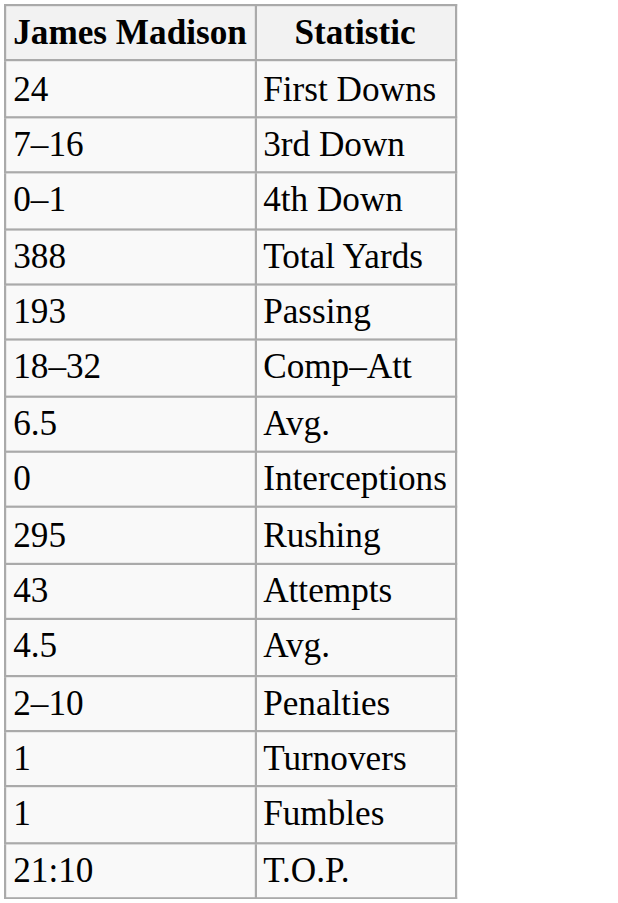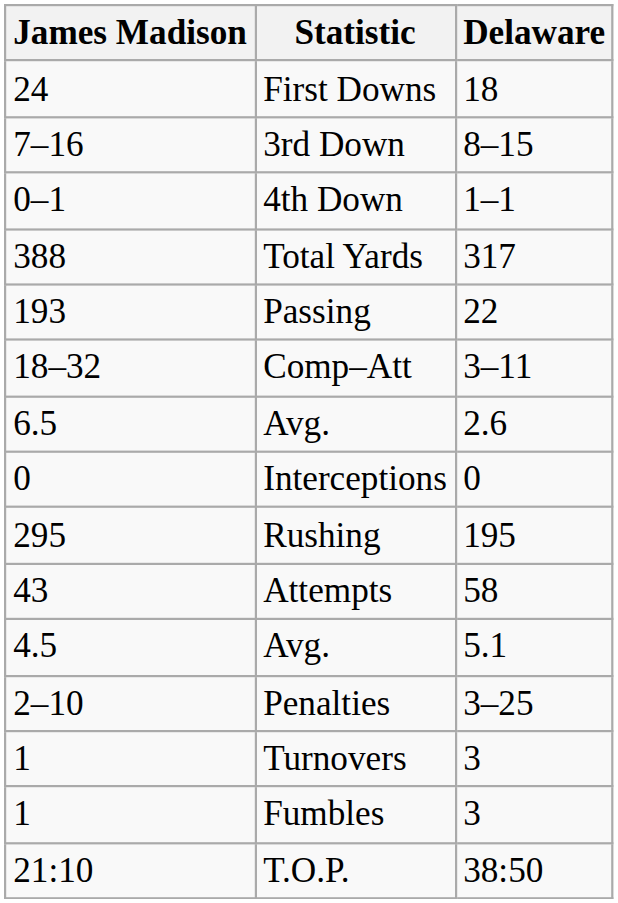+ column: (534, 32)
